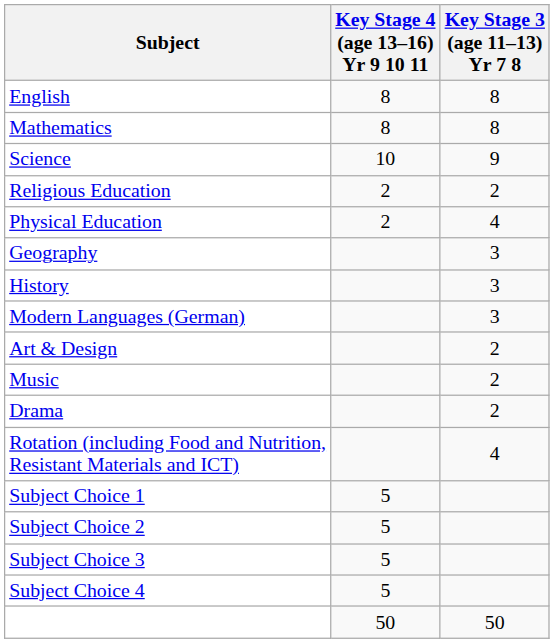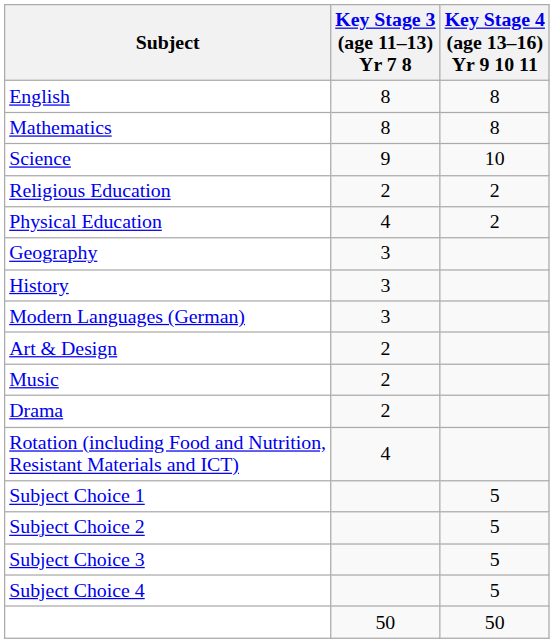columns swapped: (495, 42) <-> (385, 42)
